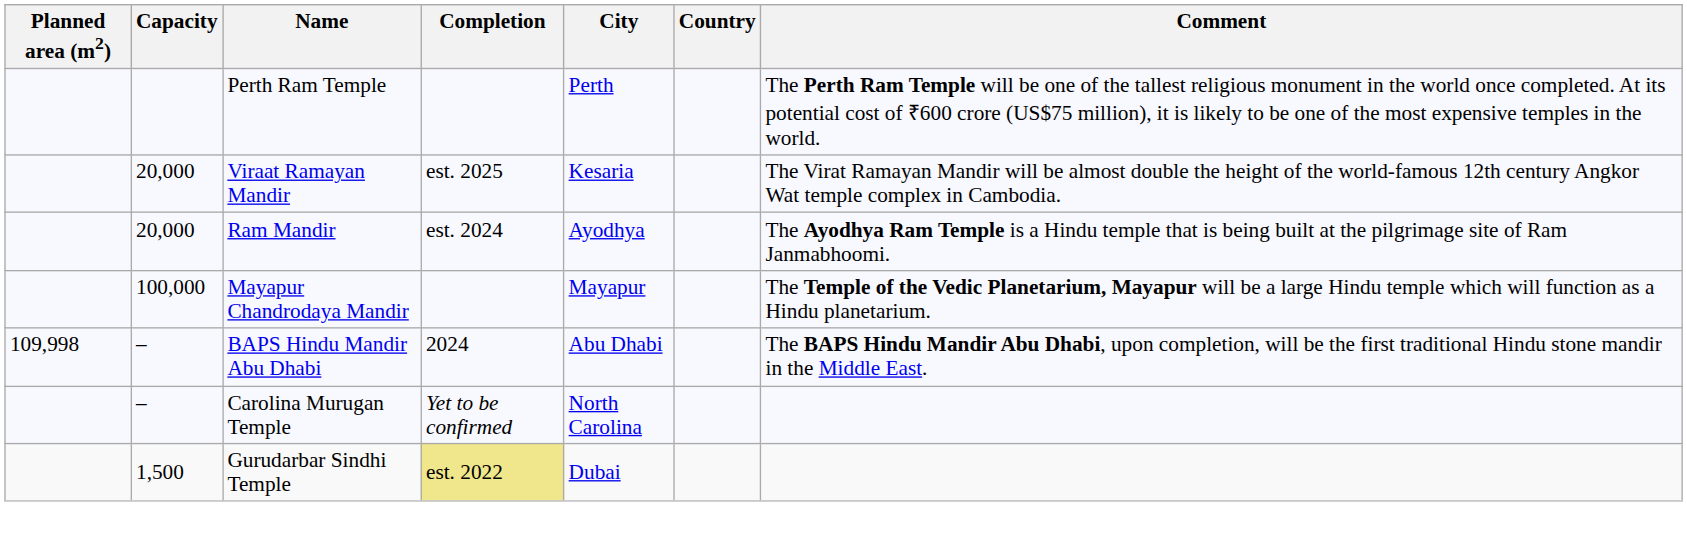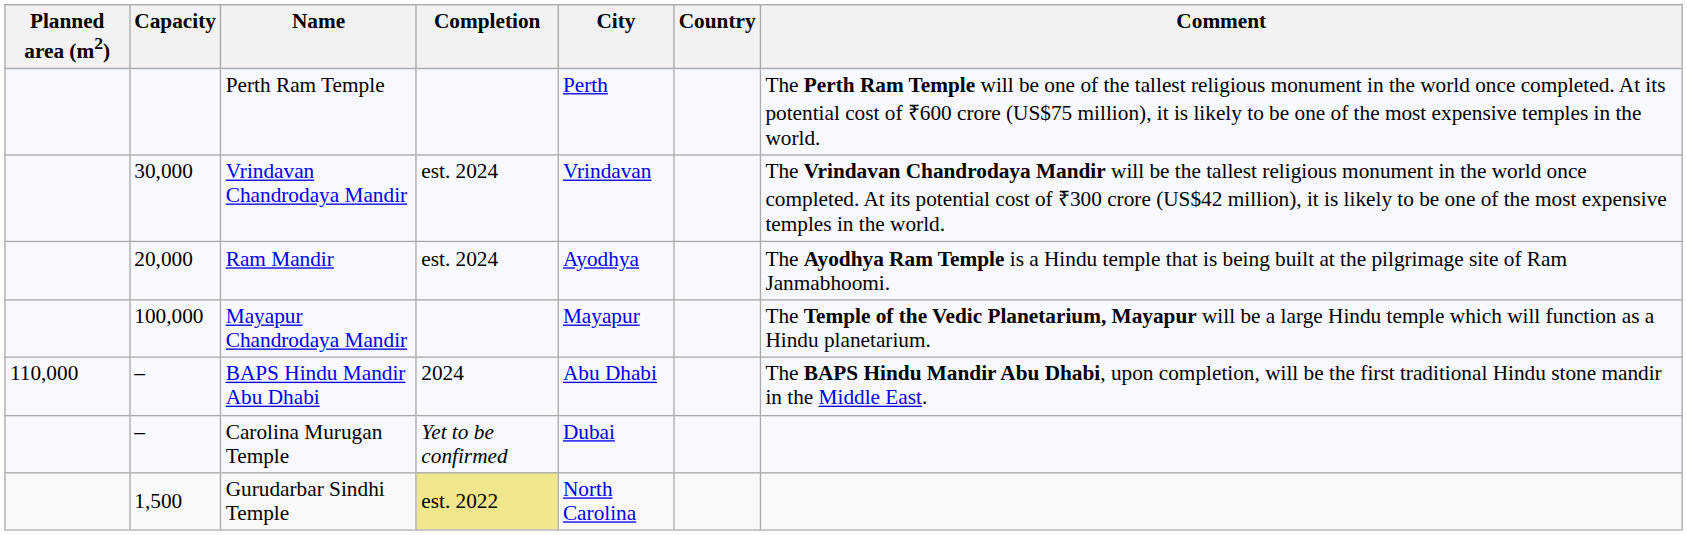+ row: (316, 183)
- row: (296, 183)
(44, 344) 109,998 -> (44, 374) 110,000
(605, 414) North Carolina -> (589, 431) Dubai
(595, 472) Dubai -> (600, 501) North Carolina
